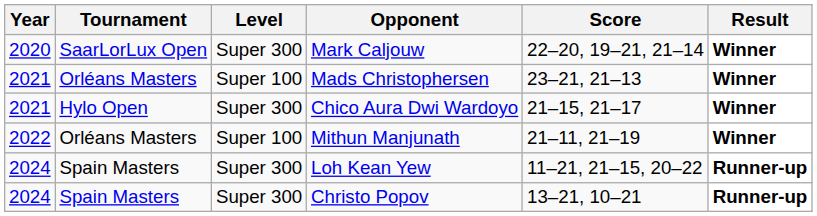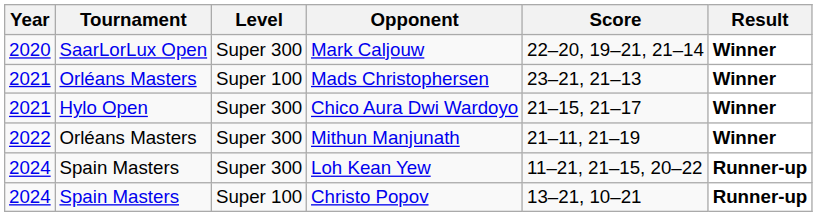(259, 138) Super 100 -> (259, 138) Super 300
(259, 197) Super 300 -> (259, 197) Super 100
